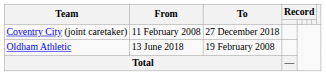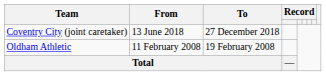(166, 32) 11 February 2008 -> (158, 32) 13 June 2018
(158, 47) 13 June 2018 -> (166, 47) 11 February 2008
